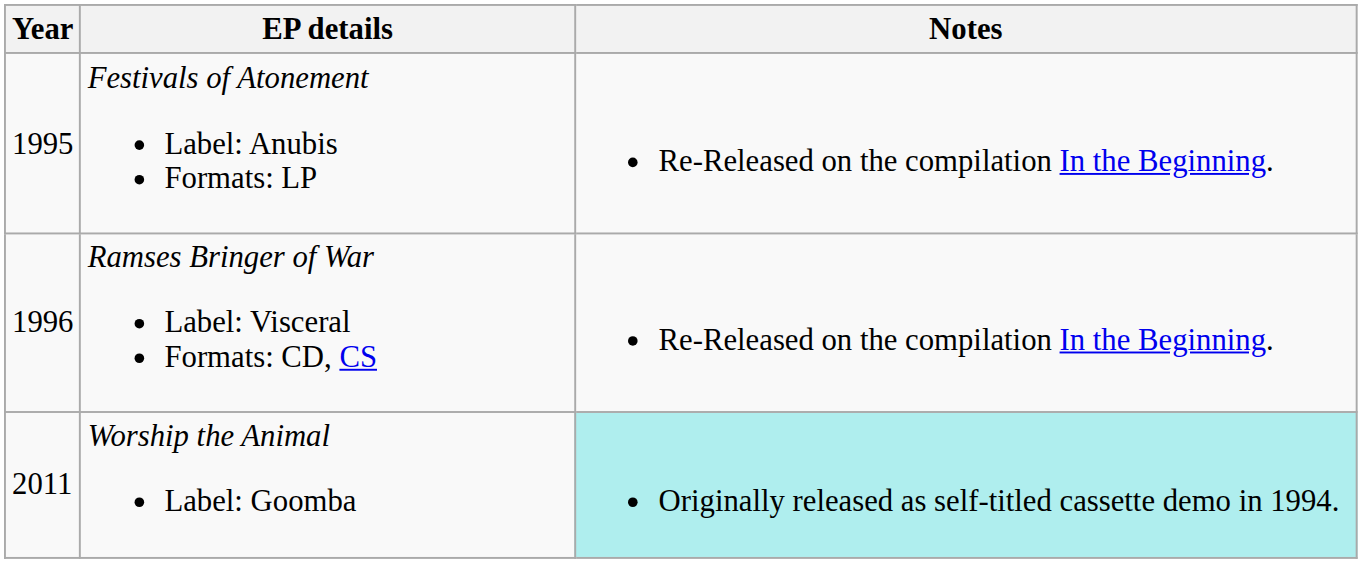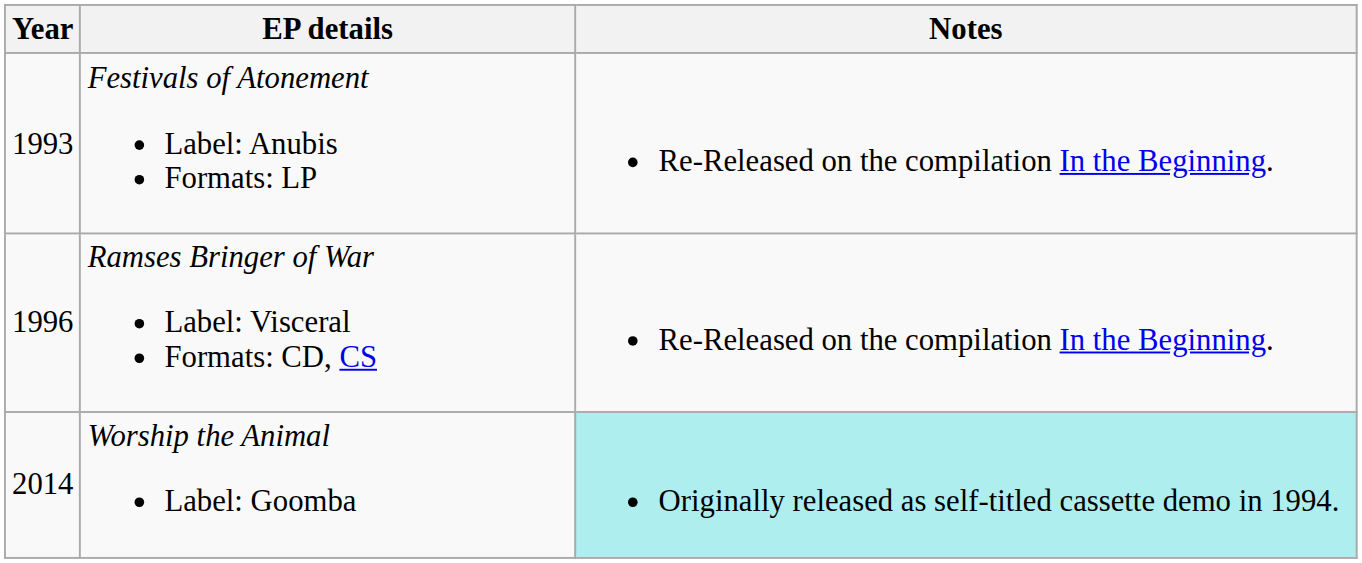(43, 142) 1995 -> (43, 142) 1993
(42, 484) 2011 -> (43, 484) 2014
